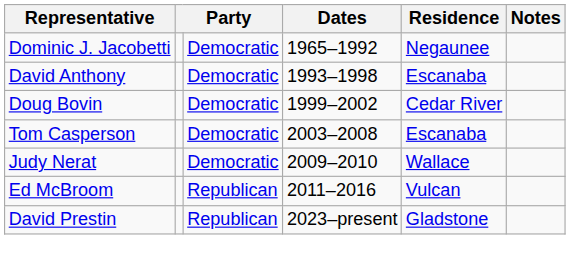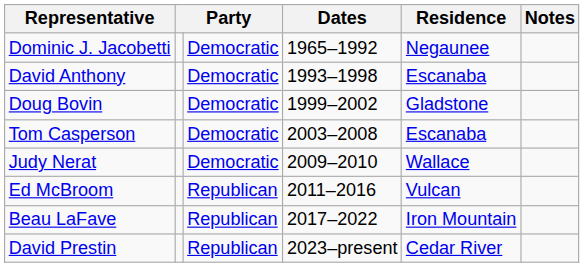(454, 104) Cedar River -> (447, 104) Gladstone
+ row: (63, 219)
(447, 219) Gladstone -> (454, 248) Cedar River
